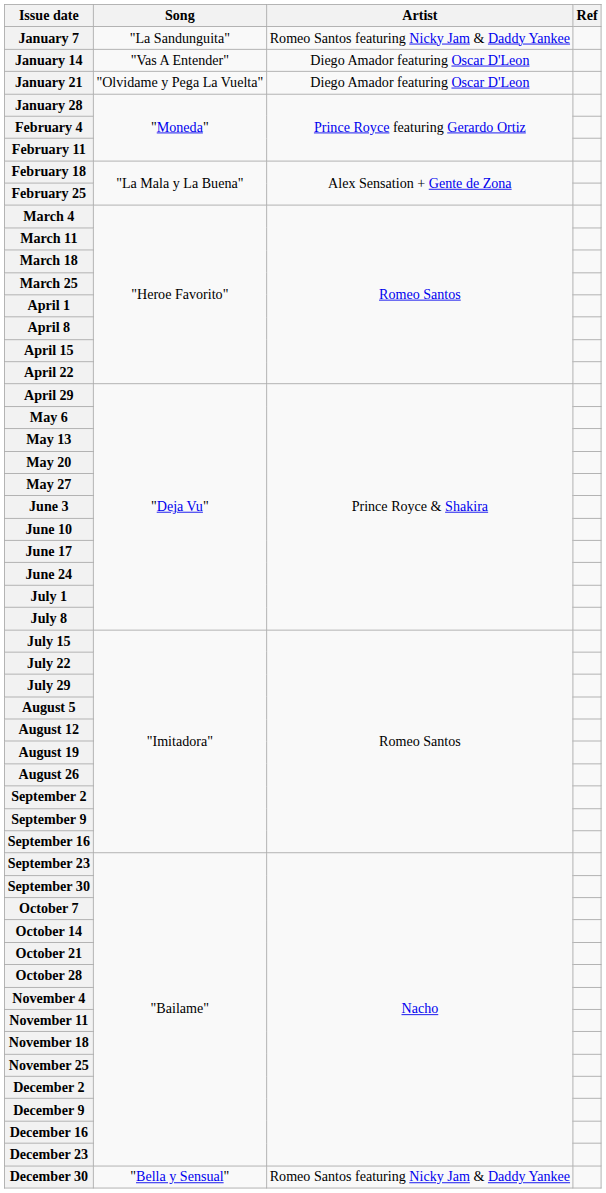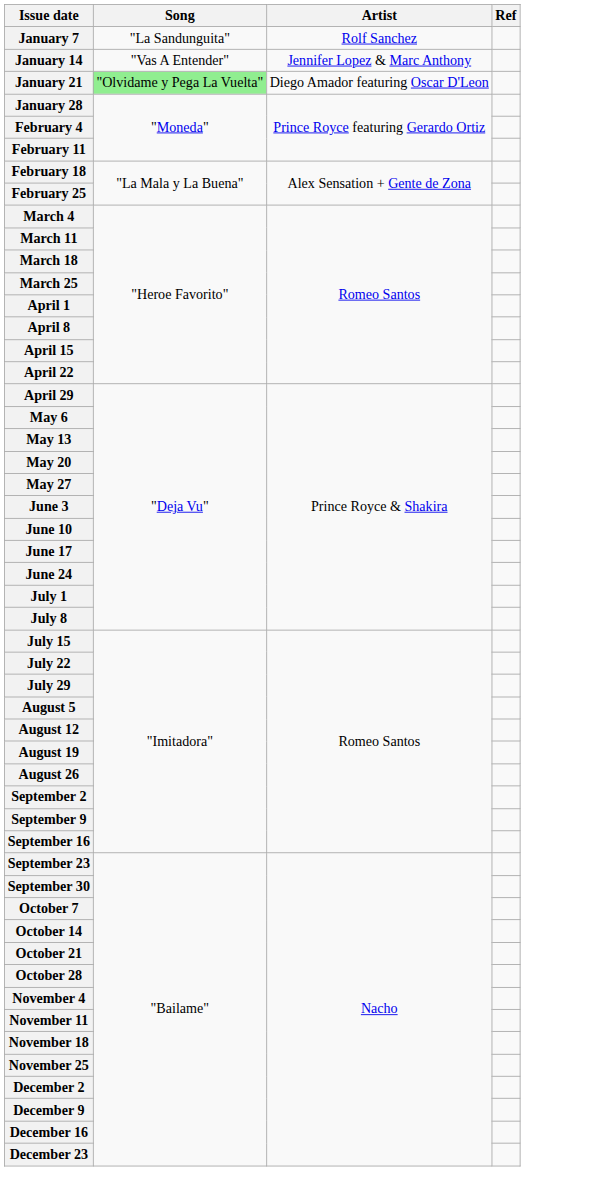(420, 37) Romeo Santos featuring Nicky Jam & Daddy Yankee -> (379, 37) Rolf Sanchez
(420, 60) Diego Amador featuring Oscar D'Leon -> (379, 60) Jennifer Lopez & Marc Anthony
(180, 82) no background -> (180, 82) lightgreen background
- row: (49, 1176)
